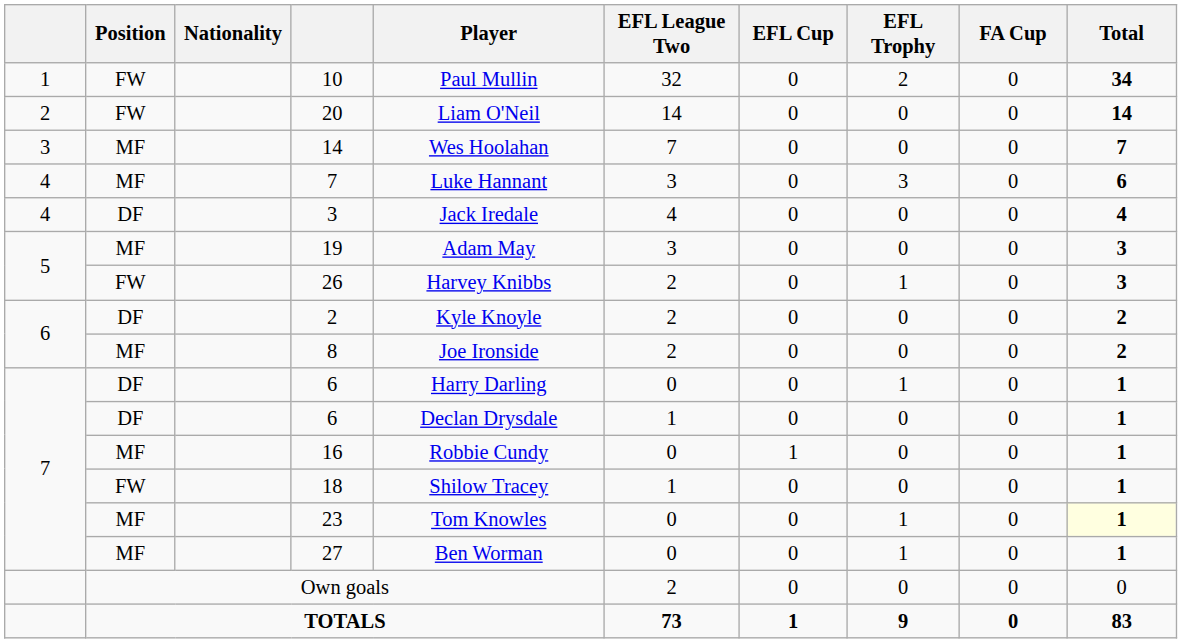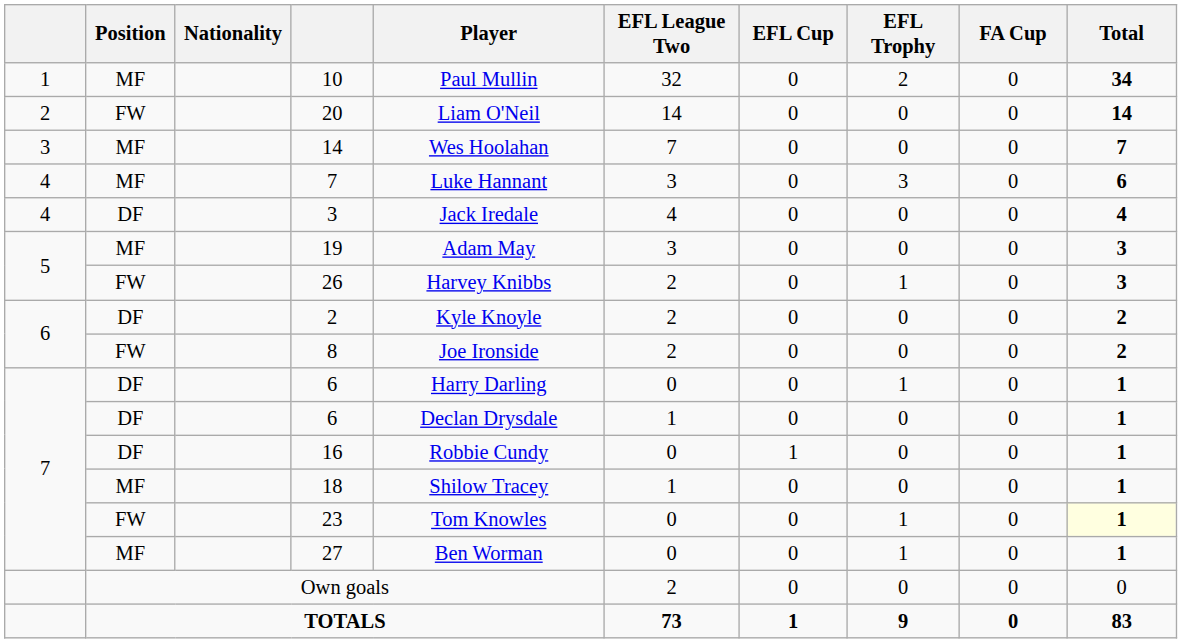(130, 79) FW -> (130, 79) MF
(130, 350) MF -> (130, 350) FW
(130, 451) MF -> (130, 451) DF
(130, 485) FW -> (130, 485) MF
(130, 519) MF -> (130, 519) FW
